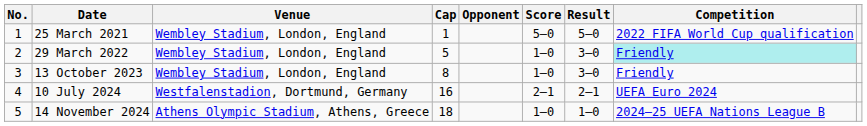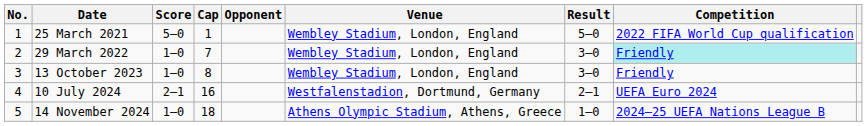columns swapped: (292, 14) <-> (543, 14)
(446, 53) 5 -> (208, 53) 7
